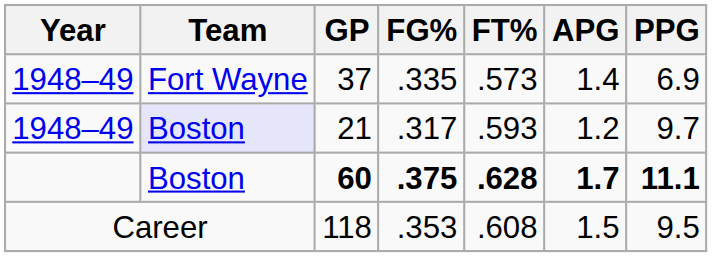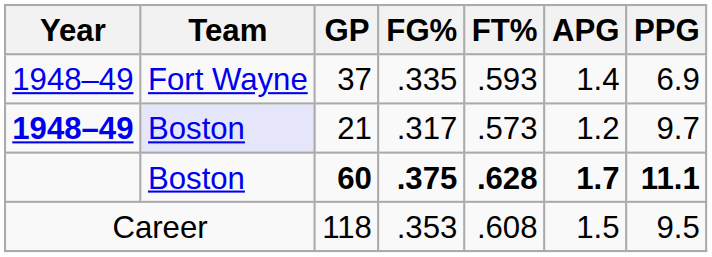(507, 79) .573 -> (507, 79) .593
(73, 129) normal -> (73, 129) bold
(507, 129) .593 -> (507, 129) .573
